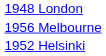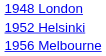rows swapped: (45, 46) <-> (53, 27)
